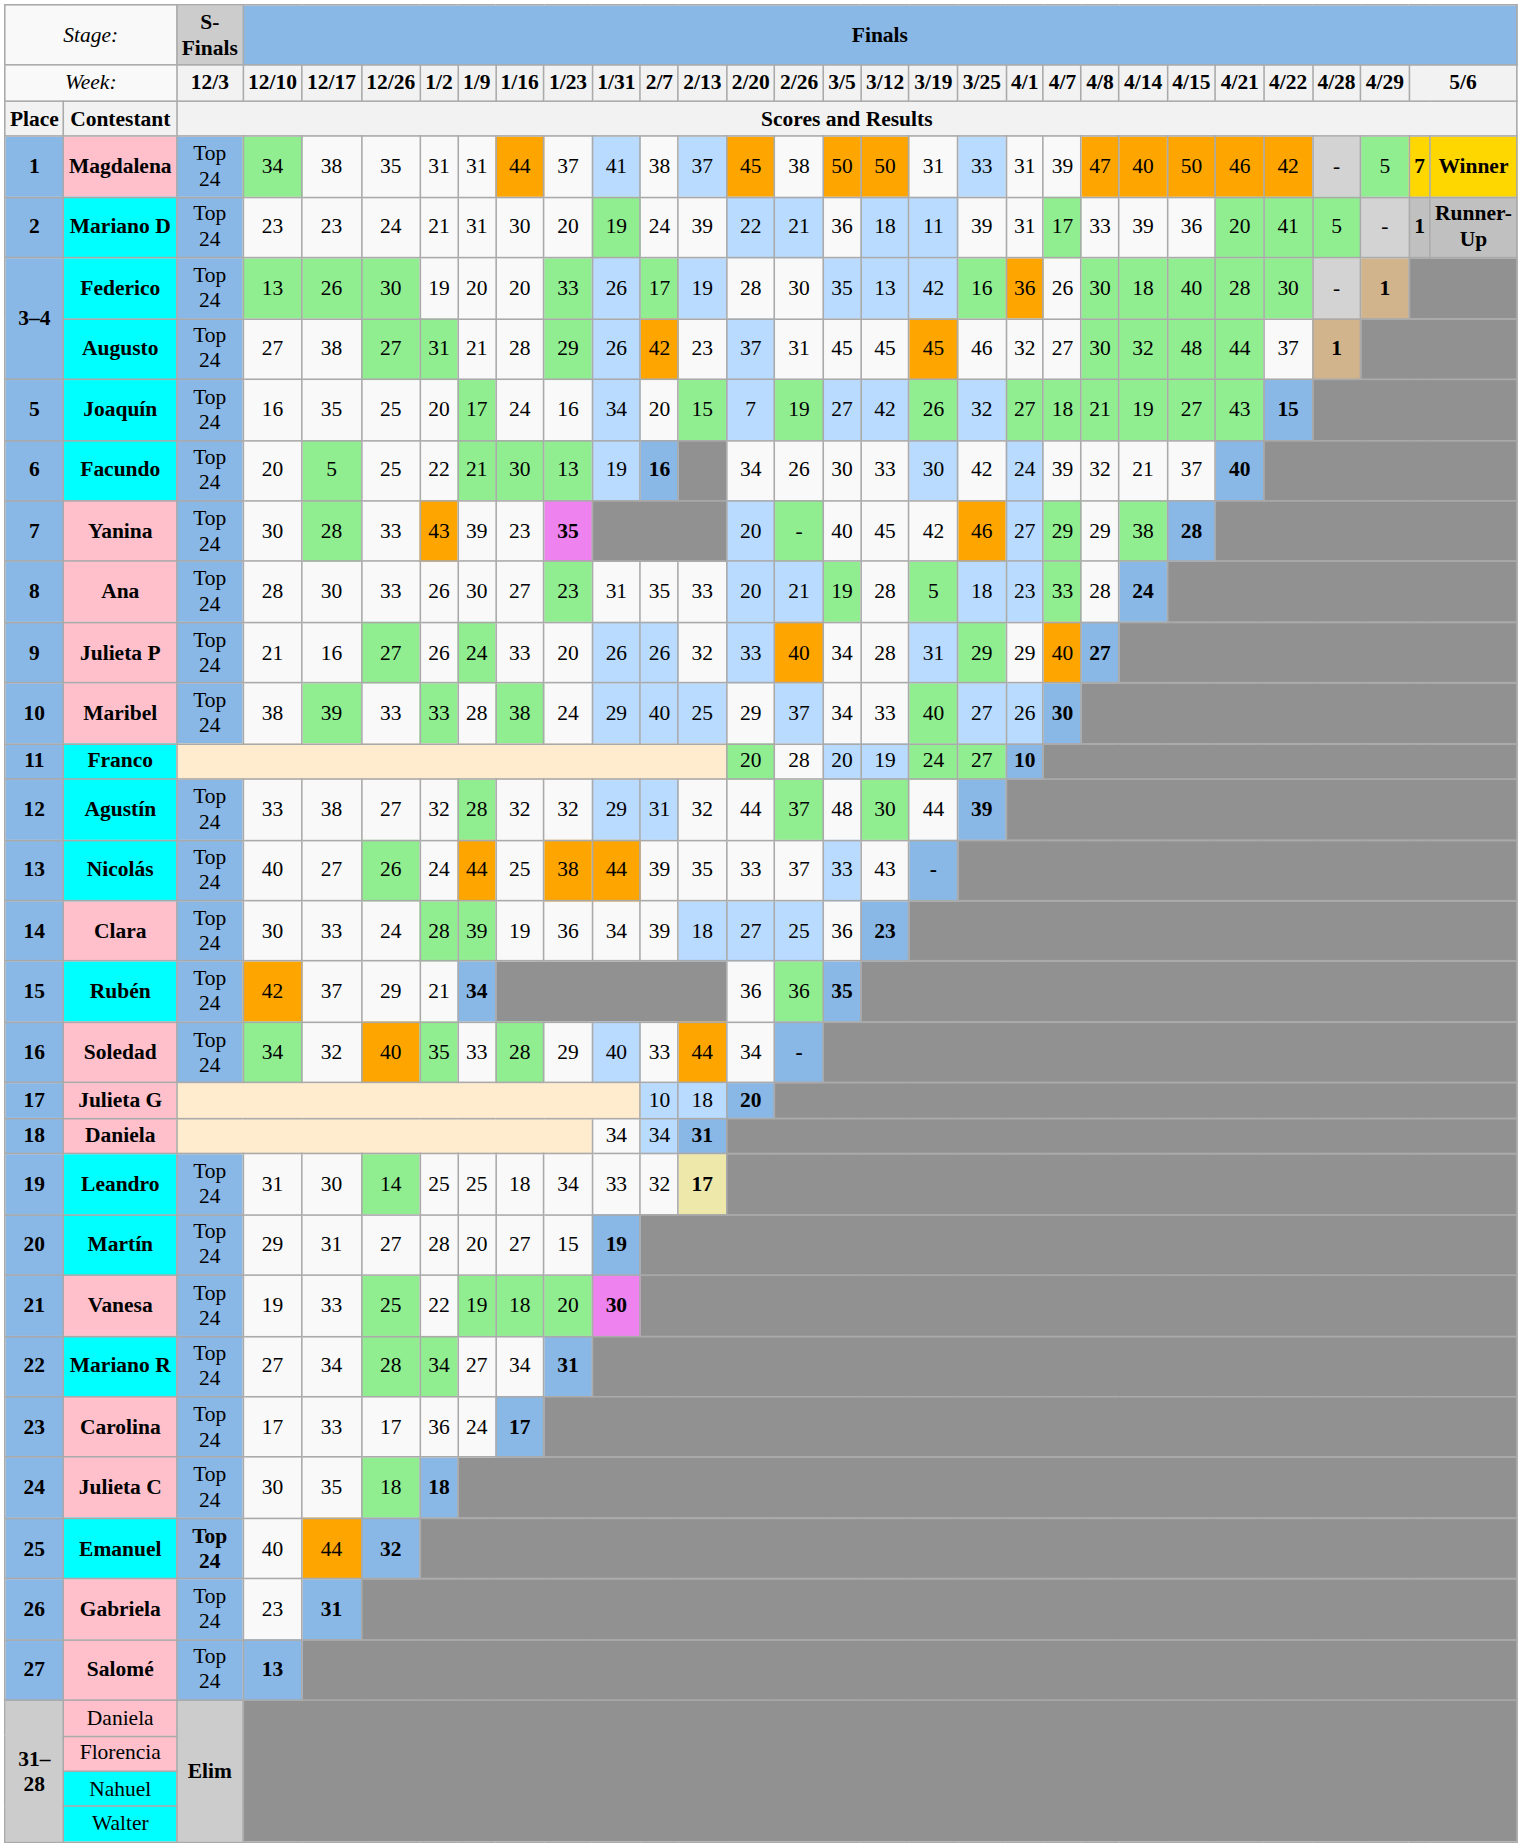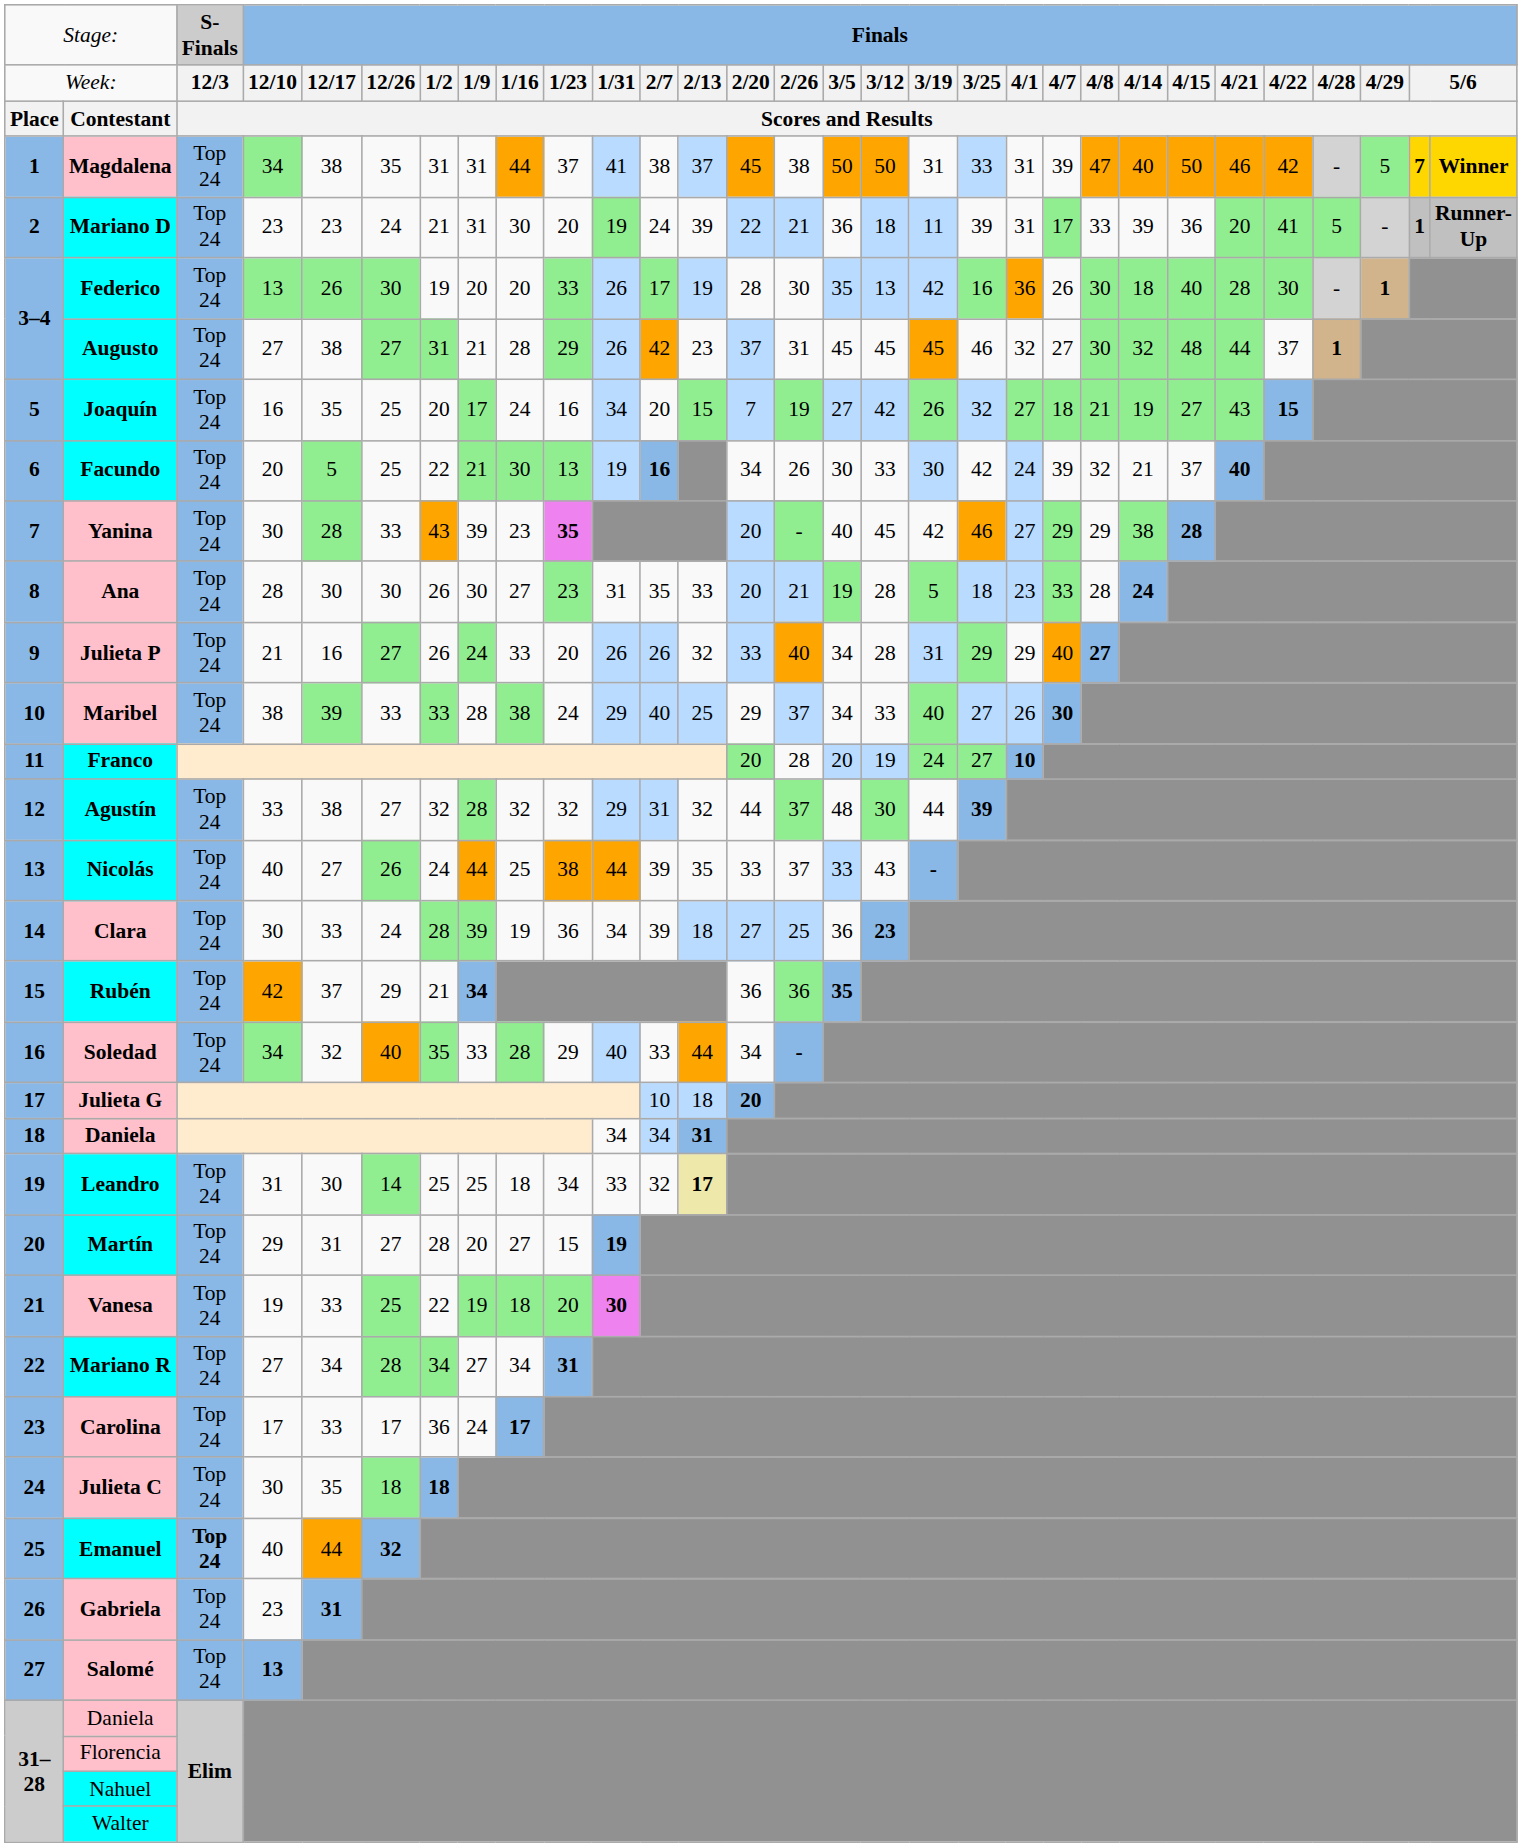(391, 591) 33 -> (391, 591) 30
